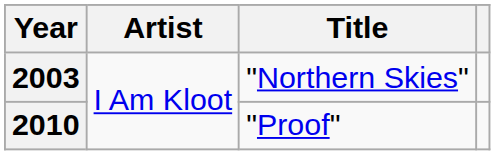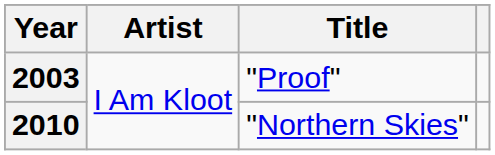(358, 76) "Northern Skies" -> (293, 76) "Proof"
(293, 125) "Proof" -> (358, 125) "Northern Skies"
